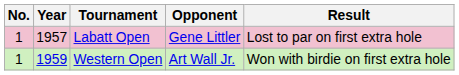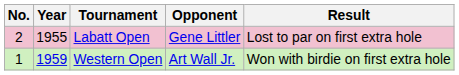(19, 37) 1 -> (19, 37) 2
(52, 37) 1957 -> (52, 37) 1955
